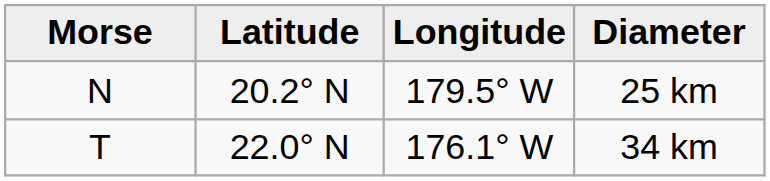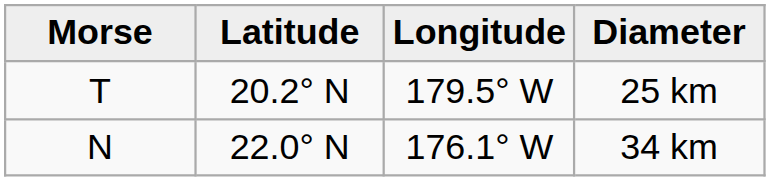(100, 89) N -> (100, 89) T
(100, 146) T -> (100, 146) N
